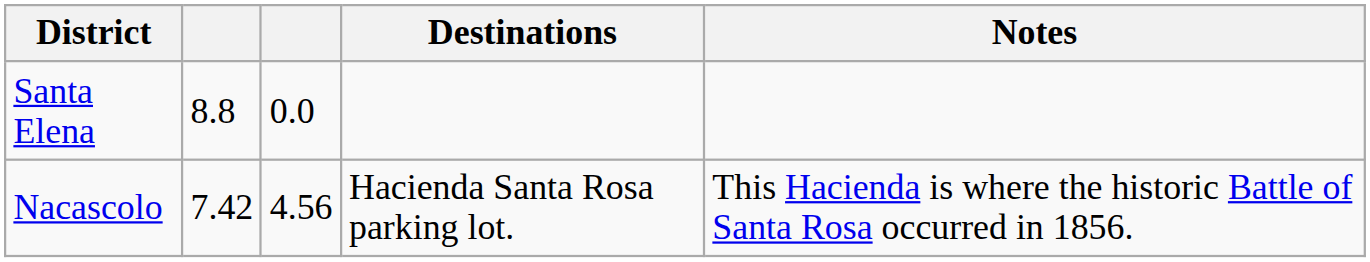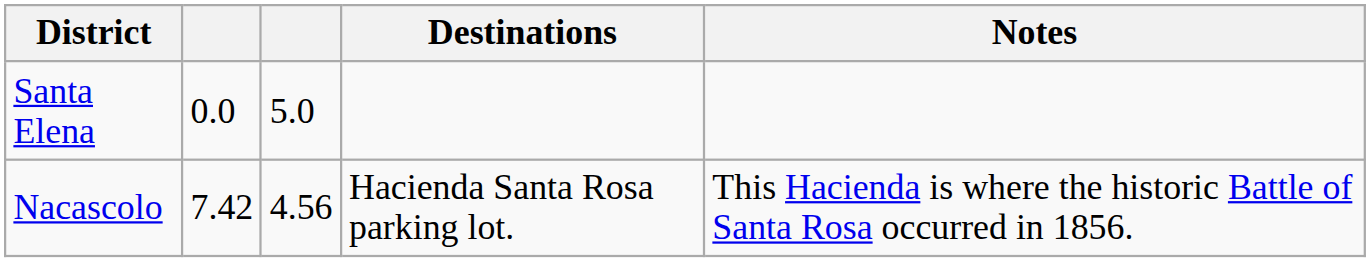(213, 109) 8.8 -> (213, 109) 0.0
(292, 109) 0.0 -> (292, 109) 5.0
